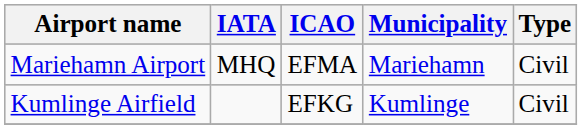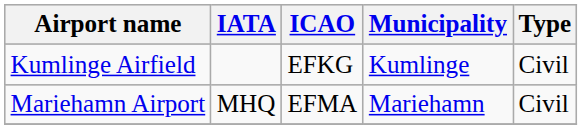rows swapped: (103, 104) <-> (108, 64)
